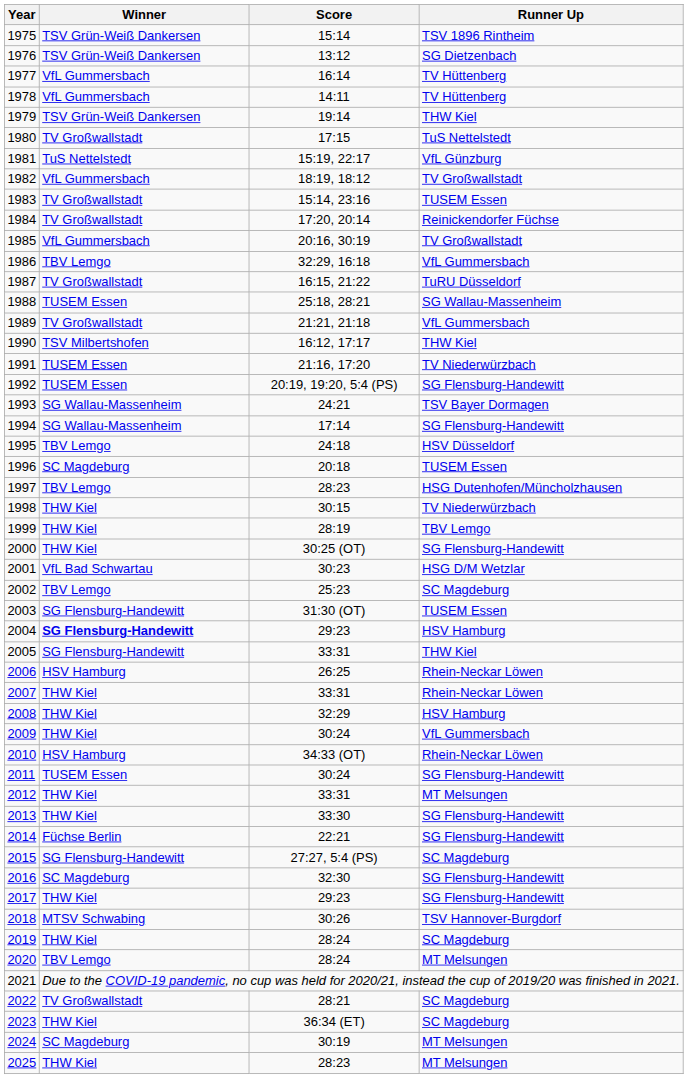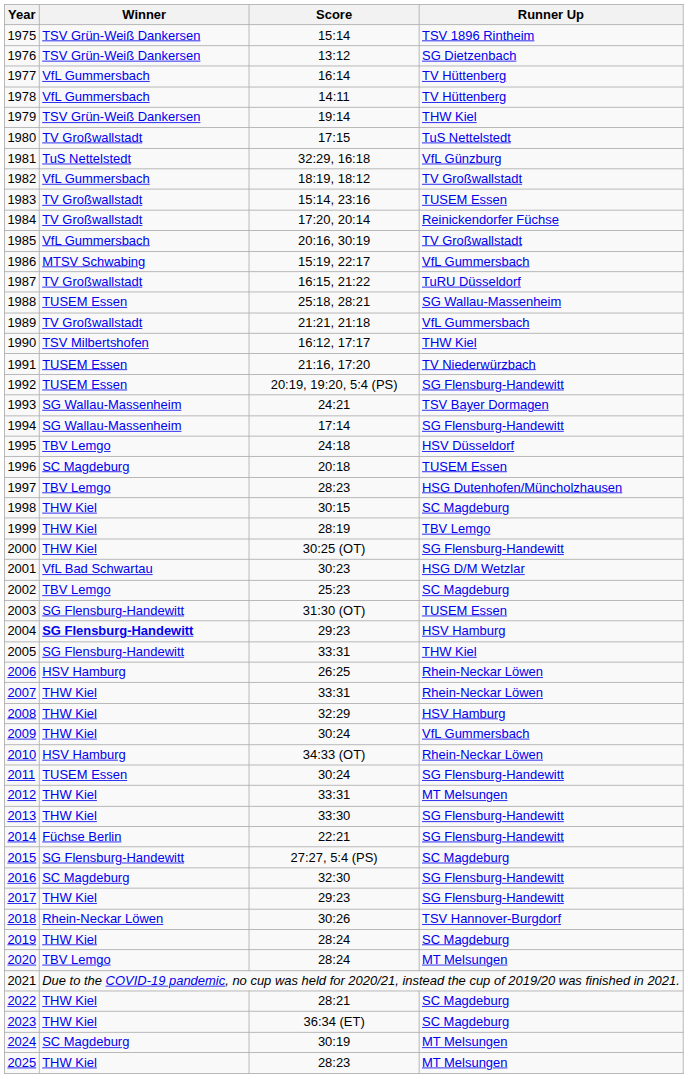(334, 158) 15:19, 22:17 -> (334, 158) 32:29, 16:18
(76, 261) TBV Lemgo -> (94, 261) MTSV Schwabing
(334, 261) 32:29, 16:18 -> (334, 261) 15:19, 22:17
(479, 508) TV Niederwürzbach -> (466, 508) SC Magdeburg
(94, 919) MTSV Schwabing -> (103, 919) Rhein-Neckar Löwen
(92, 1001) TV Großwallstadt -> (70, 1001) THW Kiel
